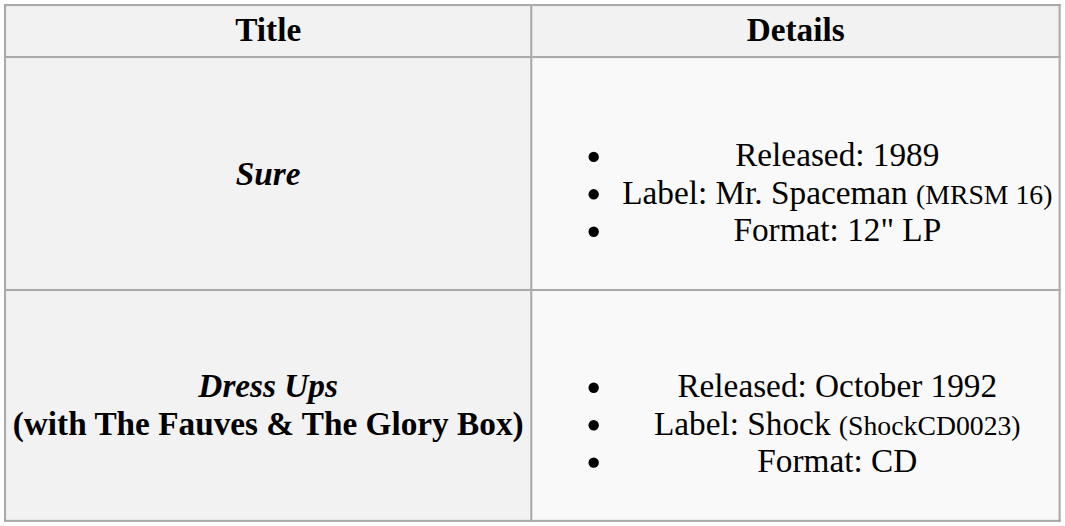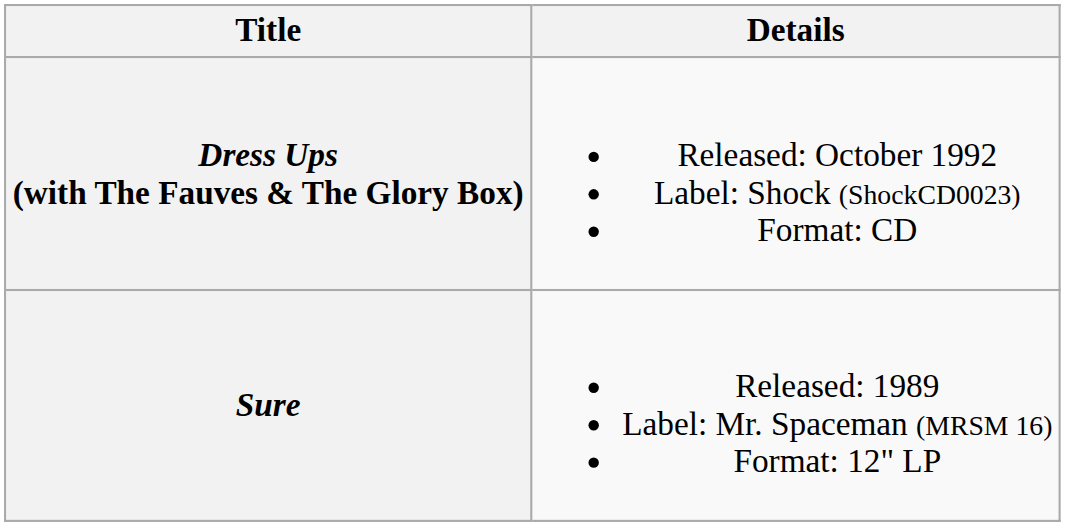rows swapped: (268, 173) <-> (268, 404)
